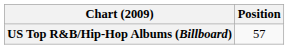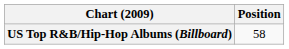(259, 34) 57 -> (259, 34) 58
